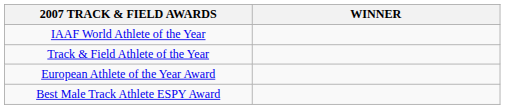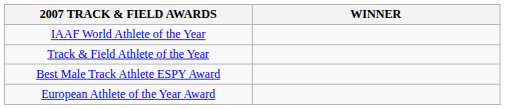rows swapped: (128, 74) <-> (128, 94)
